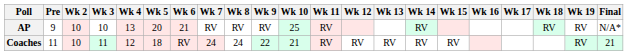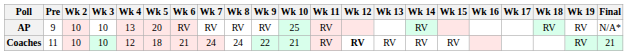(184, 27) 21 -> (184, 27) RV
(103, 43) 11 -> (103, 43) 10
(184, 43) RV -> (184, 43) 21
(358, 43) normal -> (358, 43) bold
